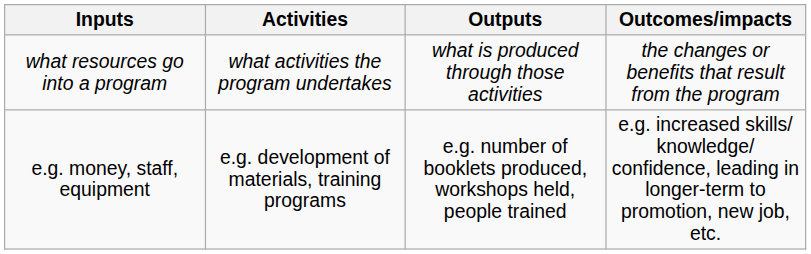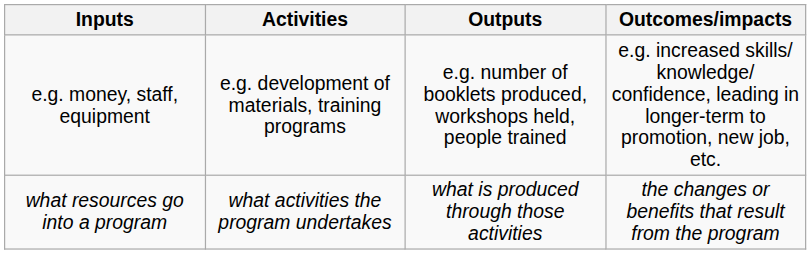rows swapped: (105, 72) <-> (105, 179)
